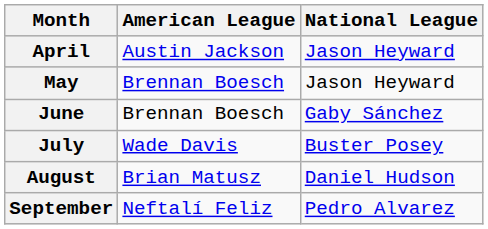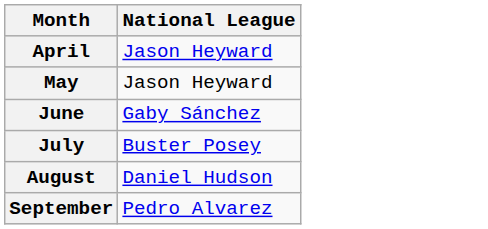- column: (209, 20)
